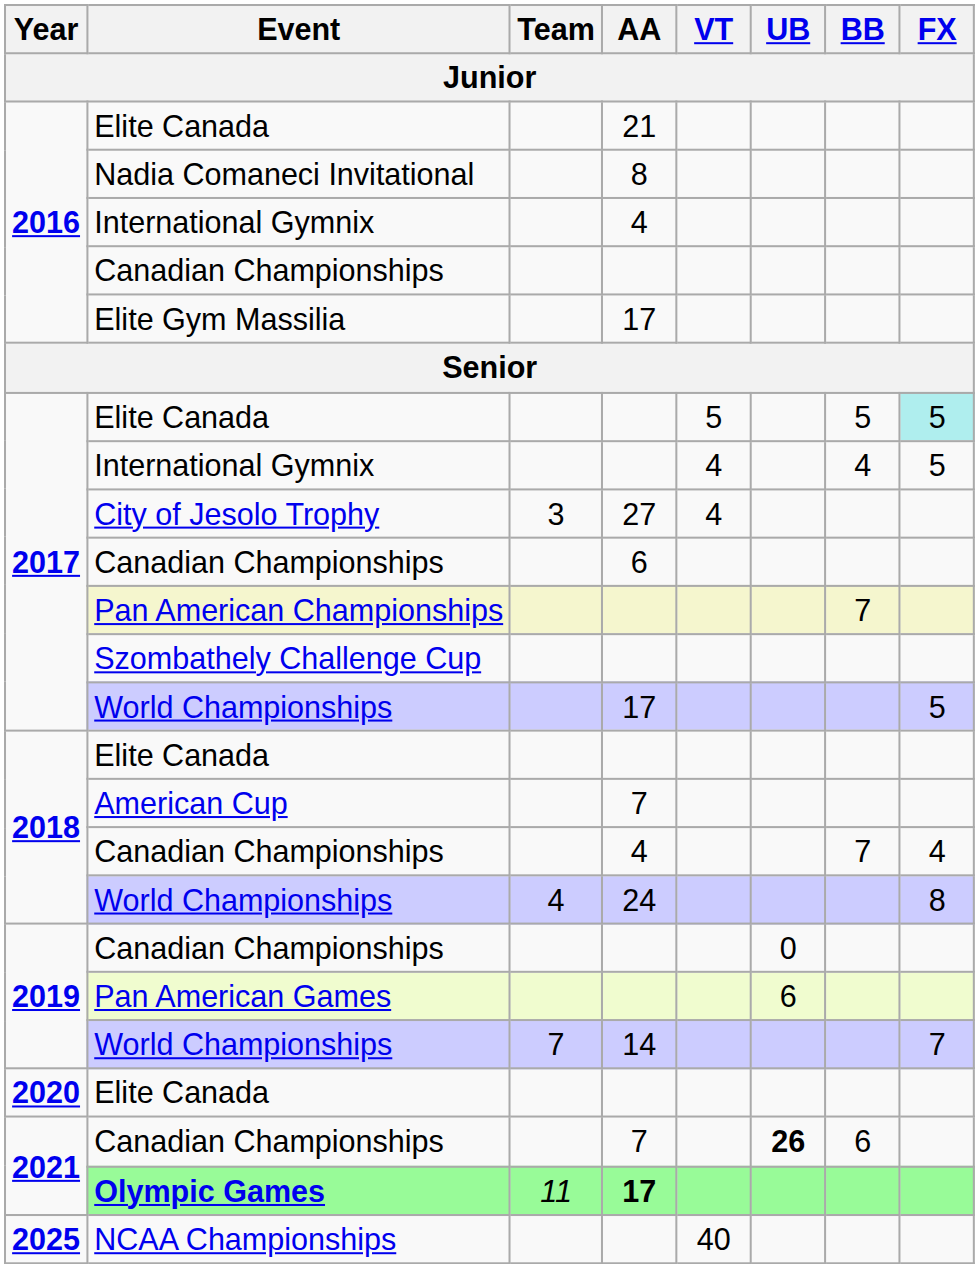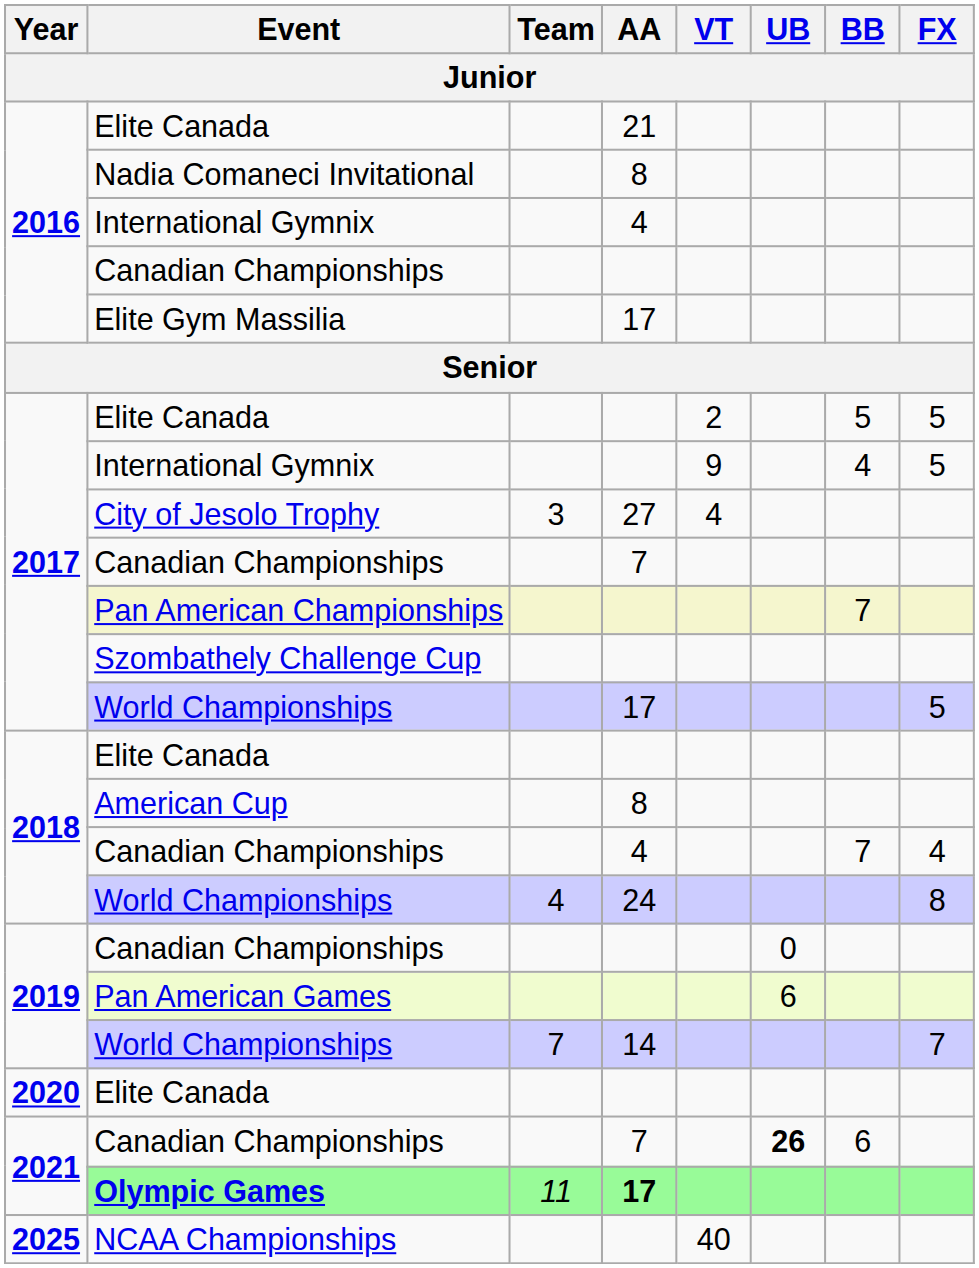(714, 416) 5 -> (714, 416) 2
(937, 416) paleturquoise background -> (937, 416) no background
(714, 465) 4 -> (714, 465) 9
(639, 561) 6 -> (639, 561) 7
(639, 803) 7 -> (639, 803) 8
